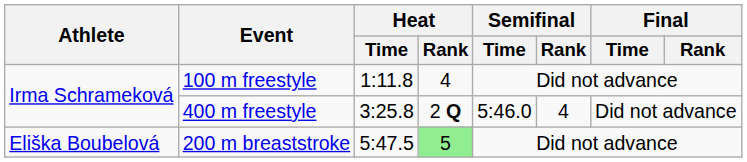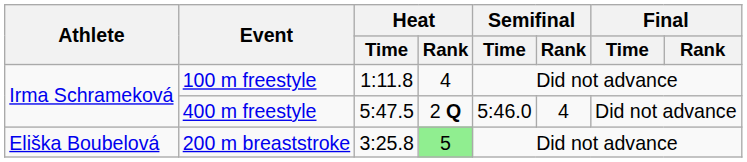(387, 112) 3:25.8 -> (387, 112) 5:47.5
(387, 143) 5:47.5 -> (387, 143) 3:25.8
